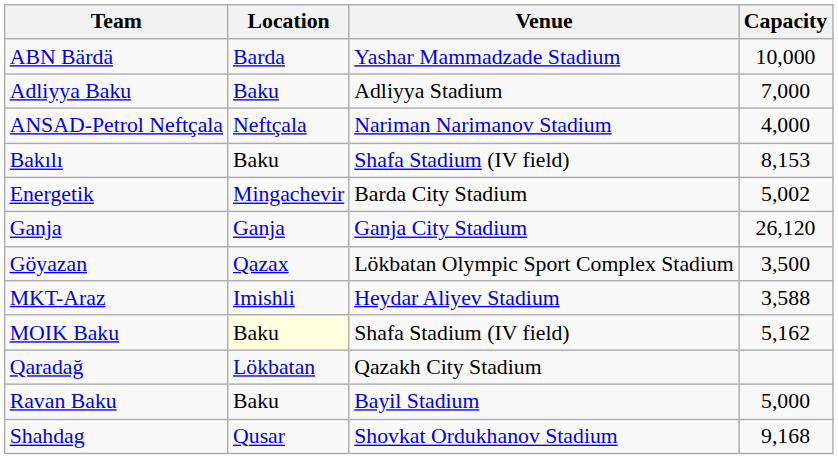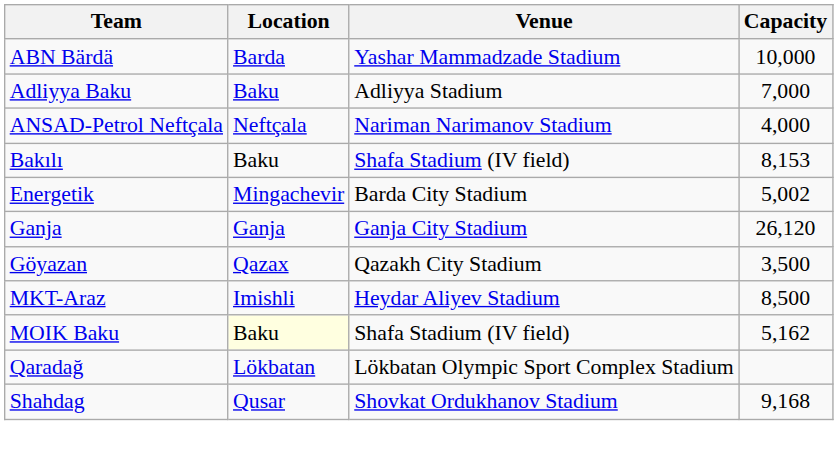(544, 263) Lökbatan Olympic Sport Complex Stadium -> (448, 263) Qazakh City Stadium
(786, 297) 3,588 -> (786, 297) 8,500
(448, 366) Qazakh City Stadium -> (544, 366) Lökbatan Olympic Sport Complex Stadium
- row: (63, 401)
